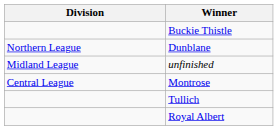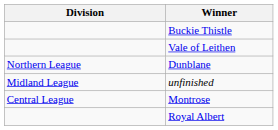+ row: (202, 47)
- row: (184, 99)
